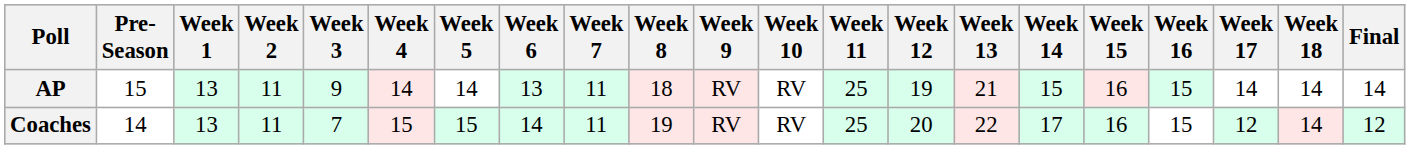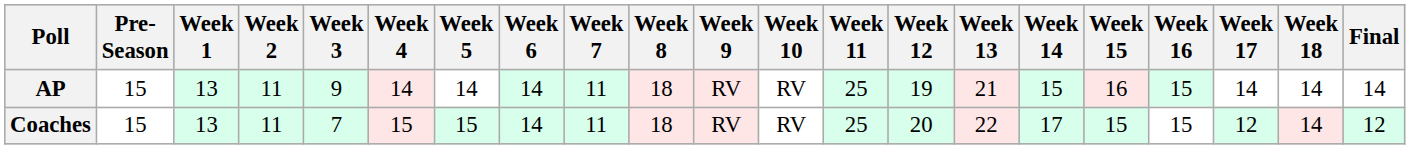(531, 88) 13 -> (531, 88) 14
(135, 125) 14 -> (135, 125) 15
(661, 125) 19 -> (661, 125) 18
(1116, 125) 16 -> (1116, 125) 15
